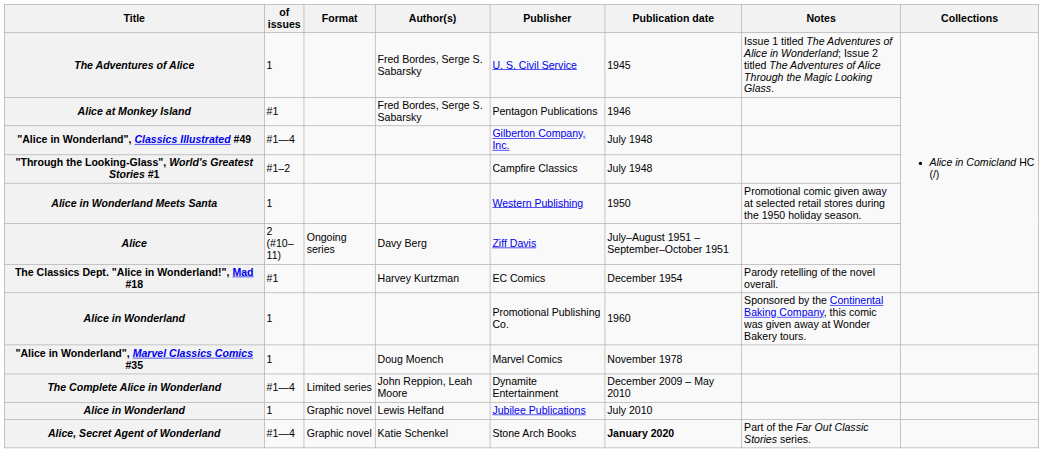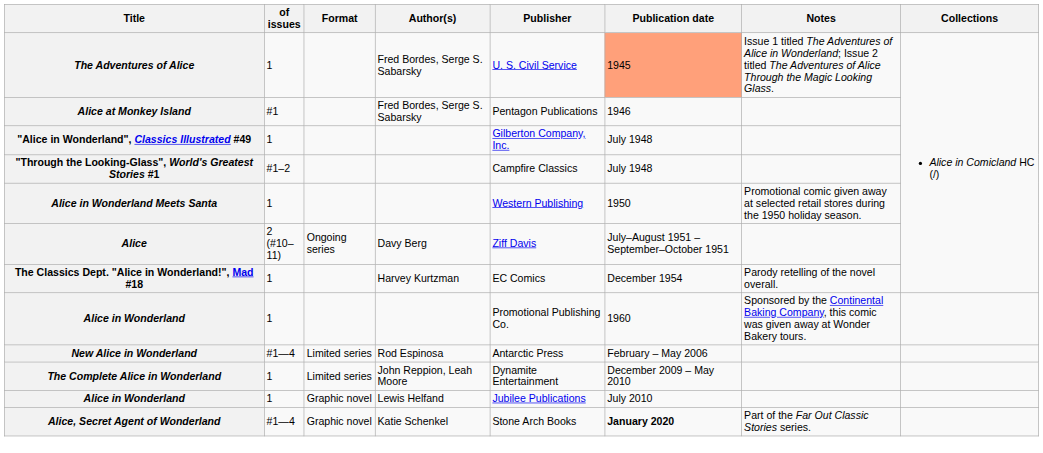(619, 65) no background -> (619, 65) lightsalmon background
(281, 140) #1—4 -> (270, 140) 1
(272, 278) #1 -> (270, 278) 1
- row: (134, 359)
+ row: (134, 353)
(281, 388) #1—4 -> (270, 376) 1
